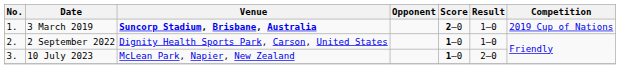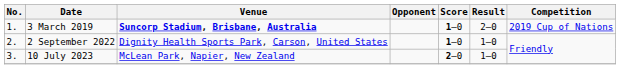(454, 27) 2–0 -> (454, 27) 1–0
(488, 27) 1–0 -> (488, 27) 2–0
(454, 56) 1–0 -> (454, 56) 2–0
(488, 56) 2–0 -> (488, 56) 1–0
